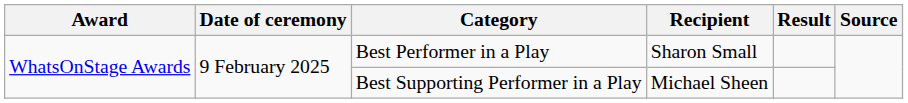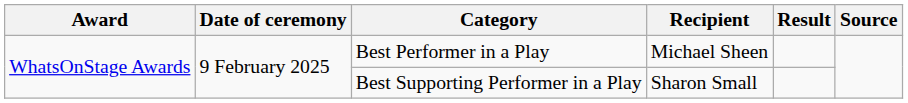(704, 51) Sharon Small -> (709, 51) Michael Sheen
(709, 82) Michael Sheen -> (704, 82) Sharon Small
